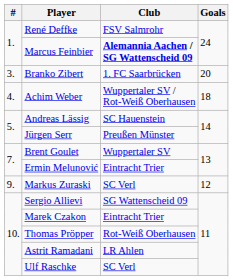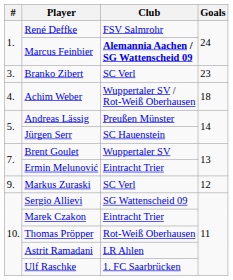(142, 73) 1. FC Saarbrücken -> (119, 73) SC Verl
(205, 73) 20 -> (205, 73) 23
(134, 118) SC Hauenstein -> (139, 118) Preußen Münster
(139, 135) Preußen Münster -> (134, 135) SC Hauenstein
(119, 267) SC Verl -> (142, 267) 1. FC Saarbrücken
